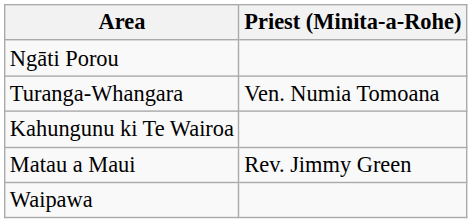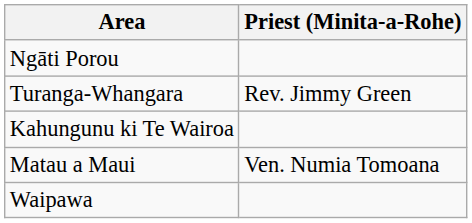(342, 93) Ven. Numia Tomoana -> (328, 93) Rev. Jimmy Green
(328, 164) Rev. Jimmy Green -> (342, 164) Ven. Numia Tomoana
